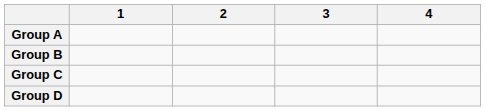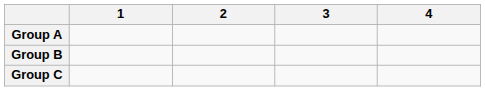- row: (37, 95)
